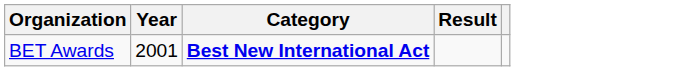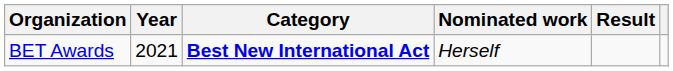+ column: (513, 19)
(157, 50) 2001 -> (157, 50) 2021
